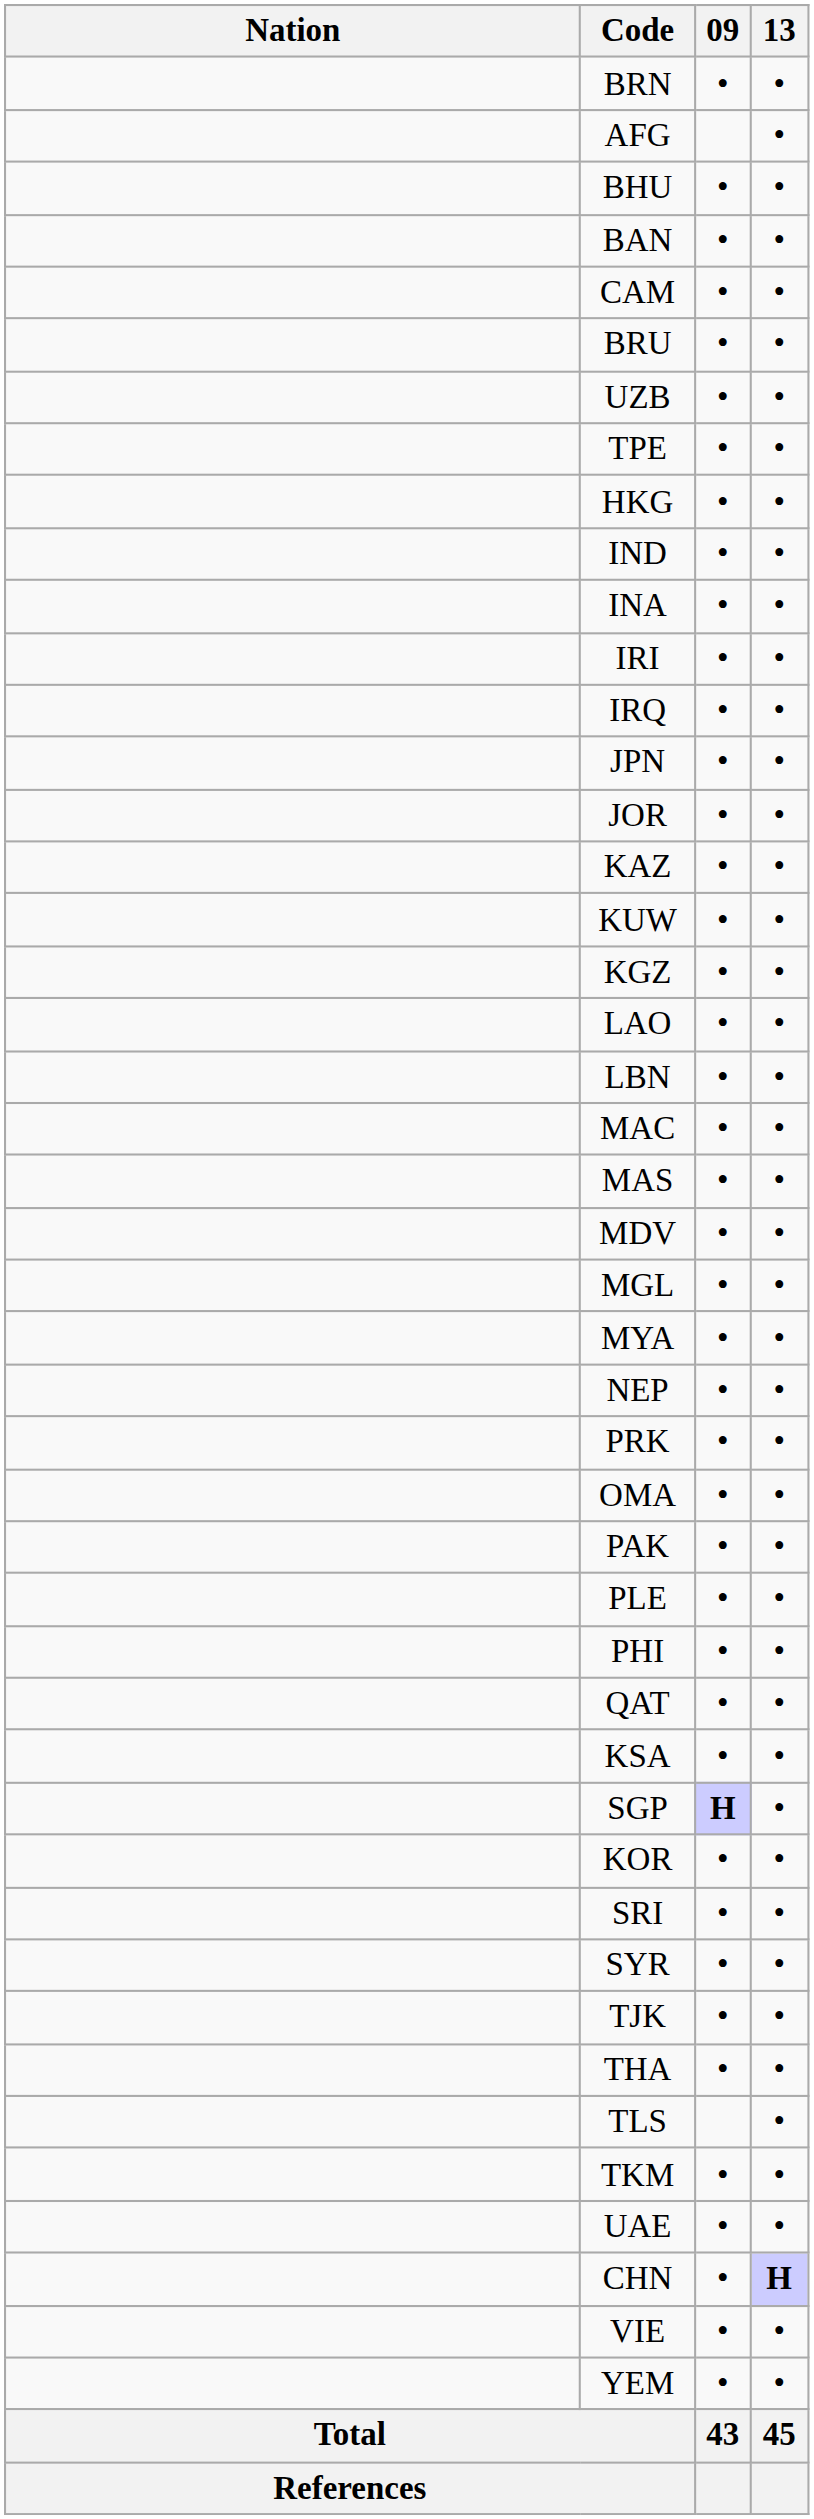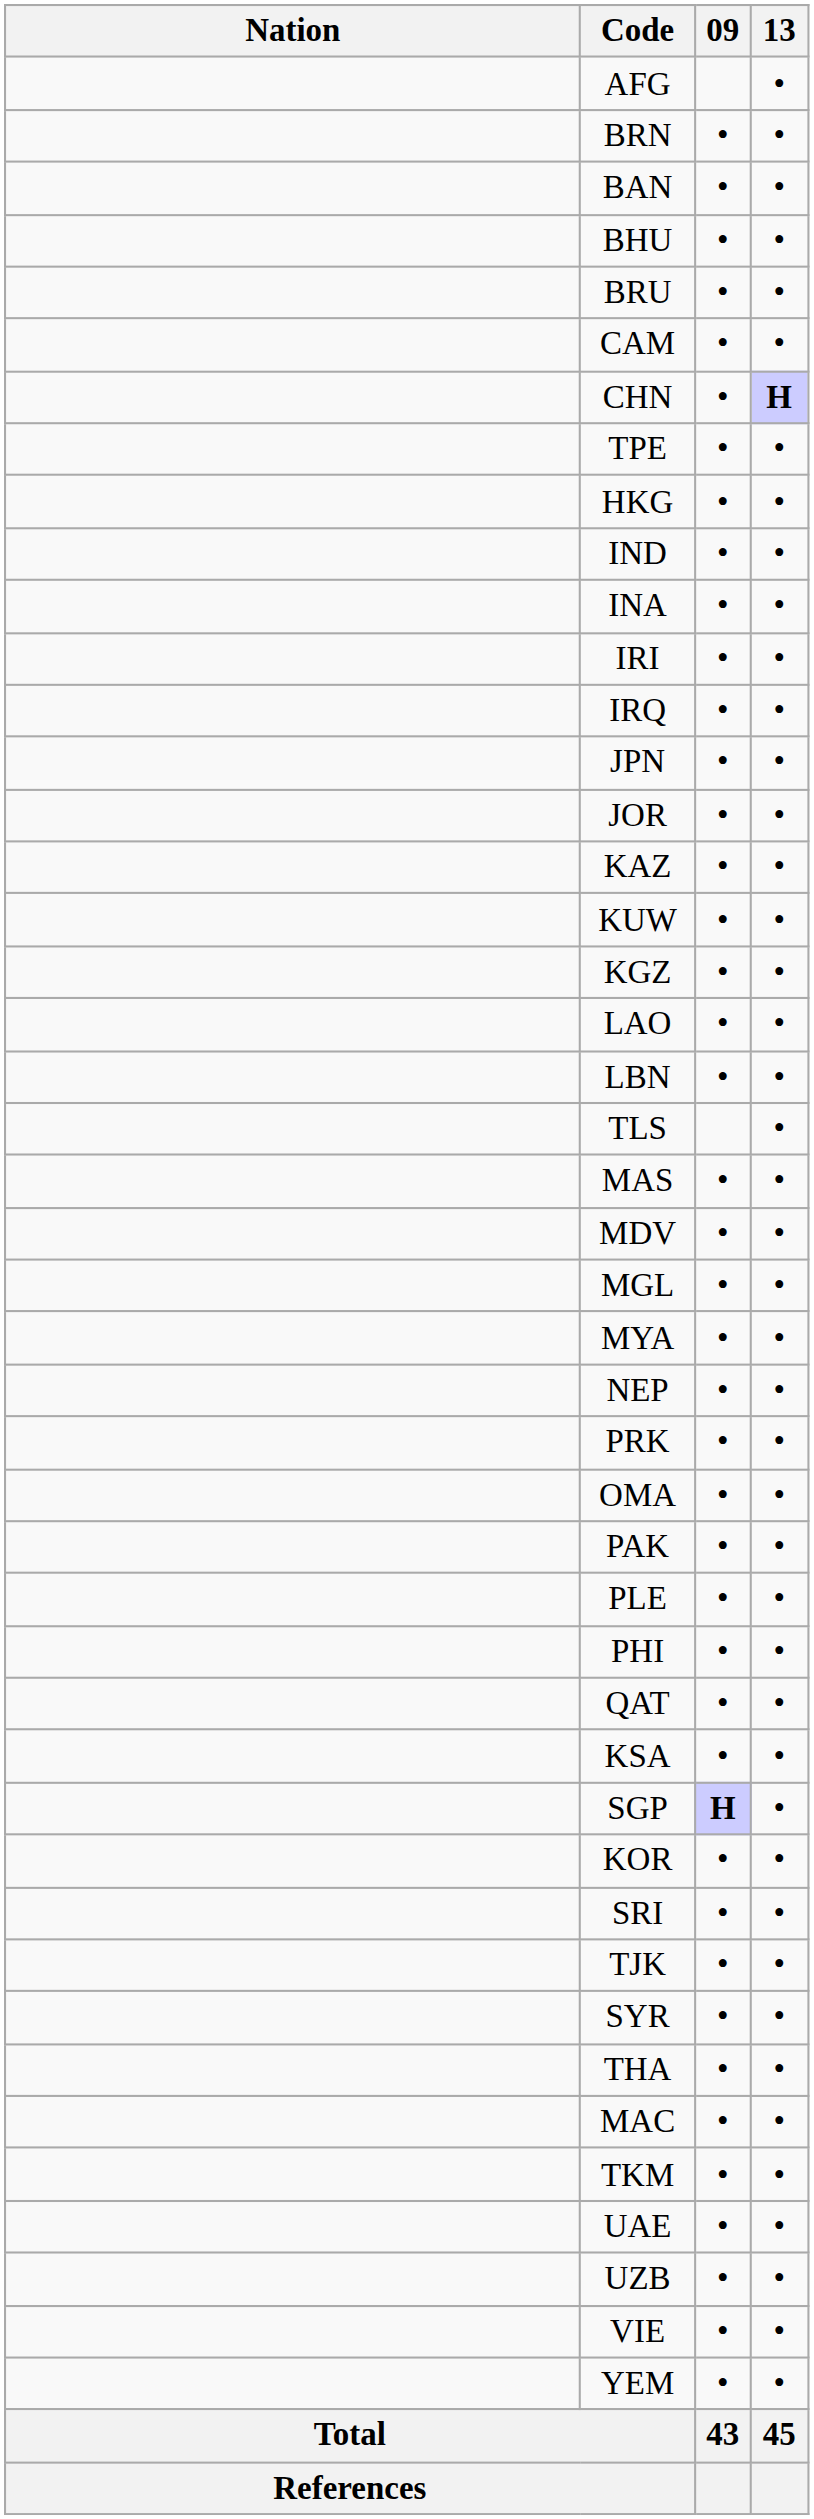rows swapped: (638, 135) <-> (638, 82)
rows swapped: (638, 239) <-> (638, 187)
rows swapped: (638, 344) <-> (638, 291)
rows swapped: (638, 2278) <-> (638, 396)
rows swapped: (638, 1128) <-> (638, 2121)
rows swapped: (638, 1964) <-> (638, 2016)
